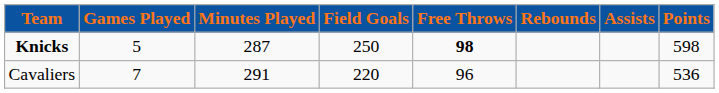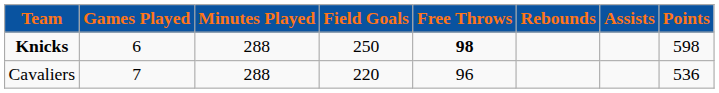(137, 46) 5 -> (137, 46) 6
(257, 46) 287 -> (257, 46) 288
(257, 74) 291 -> (257, 74) 288
